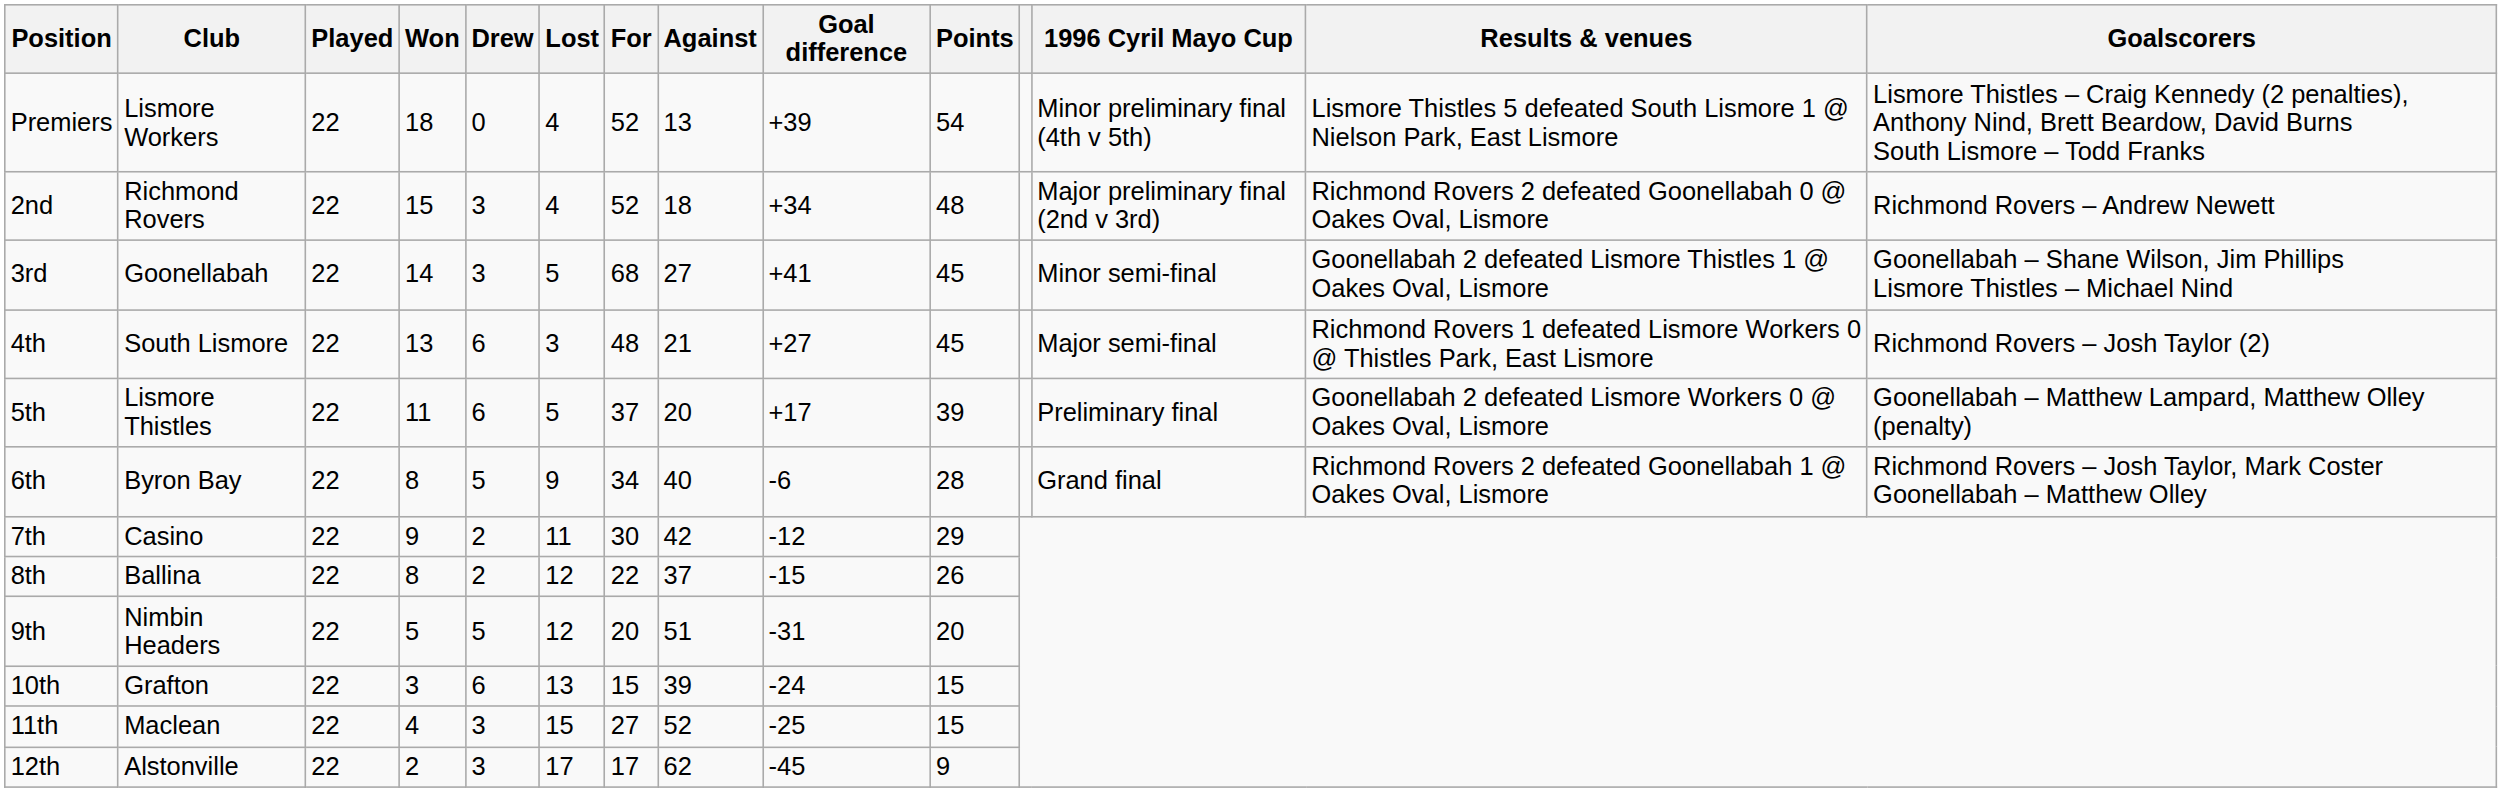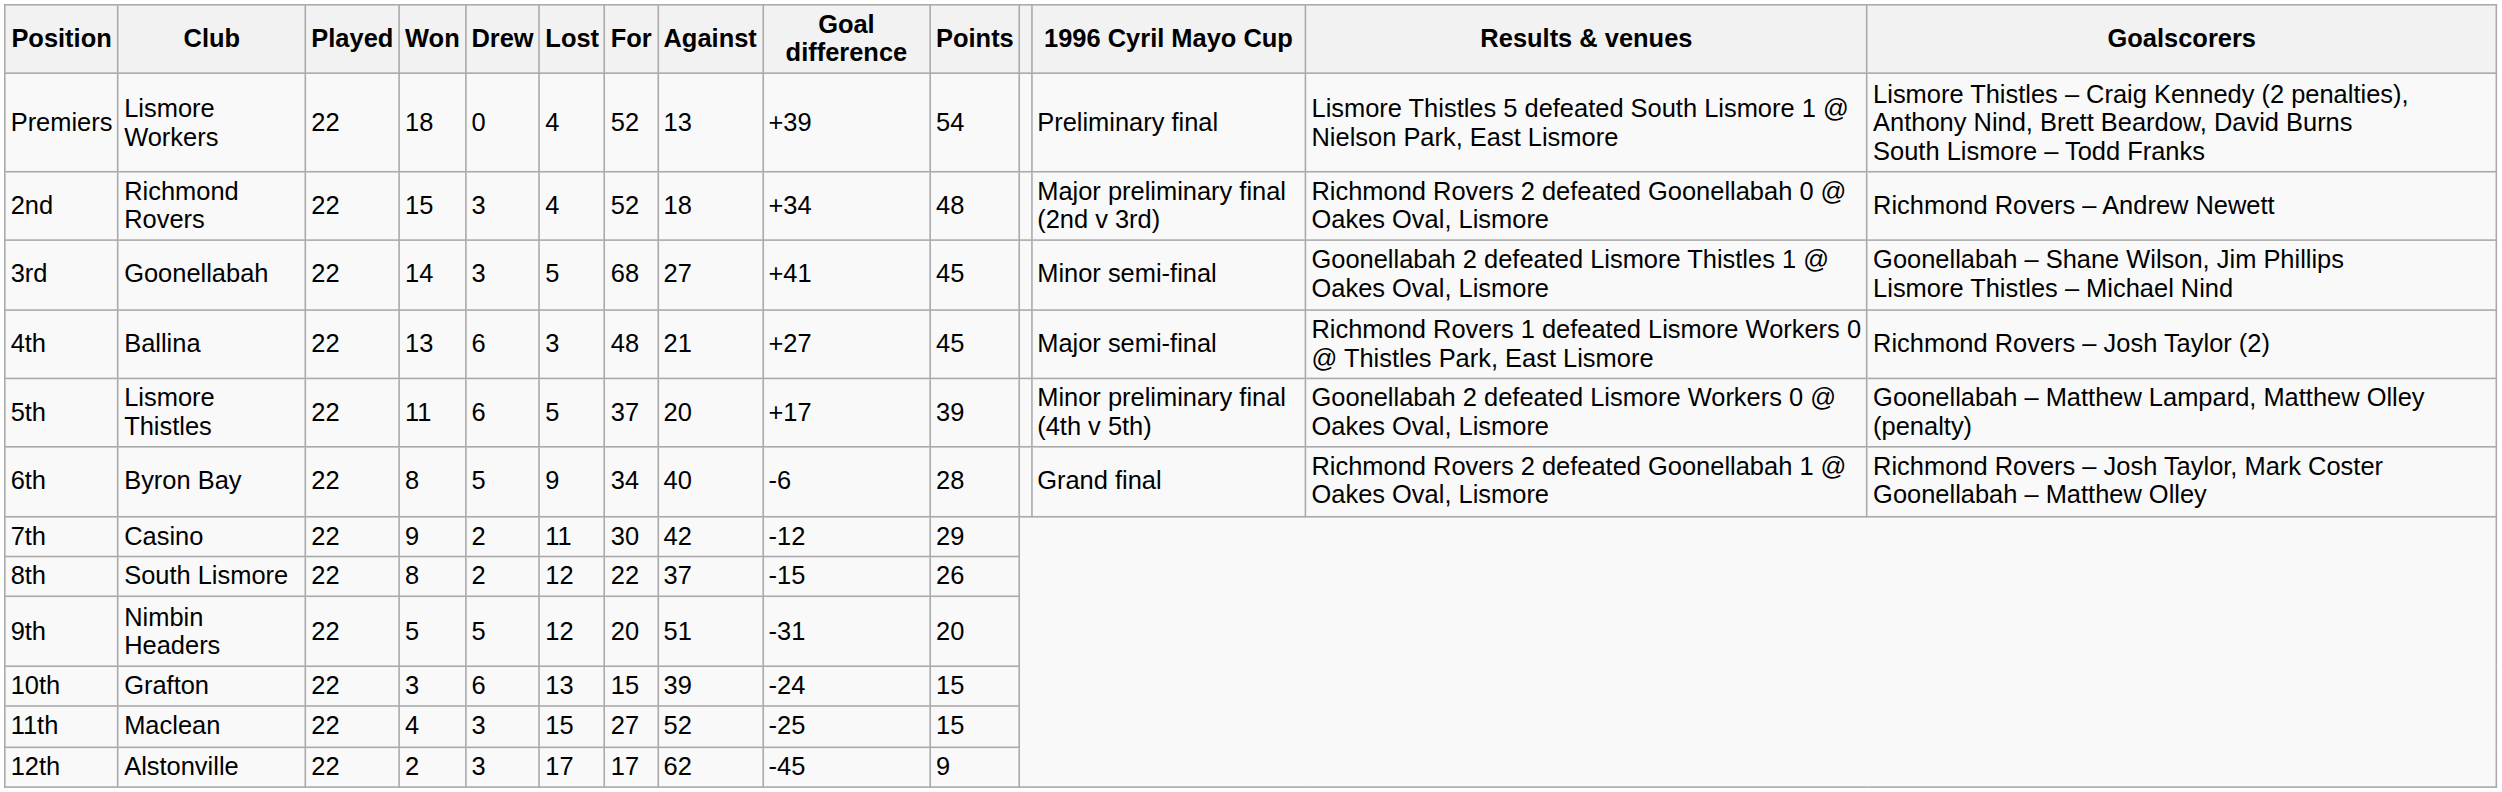(1162, 122) Minor preliminary final (4th v 5th) -> (1128, 122) Preliminary final
(206, 343) South Lismore -> (162, 343) Ballina
(1128, 412) Preliminary final -> (1162, 412) Minor preliminary final (4th v 5th)
(162, 576) Ballina -> (206, 576) South Lismore
